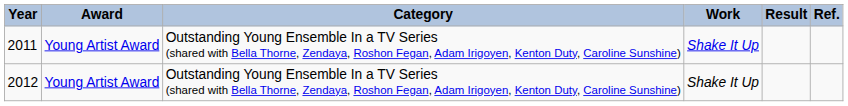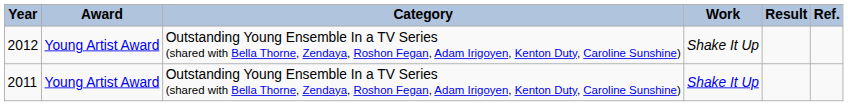rows swapped: (22, 44) <-> (23, 82)
